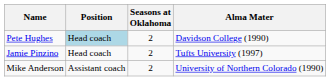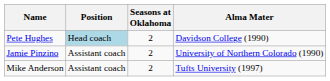(89, 53) Head coach -> (97, 53) Assistant coach
(219, 53) Tufts University (1997) -> (249, 53) University of Northern Colorado (1990)
(249, 68) University of Northern Colorado (1990) -> (219, 68) Tufts University (1997)
